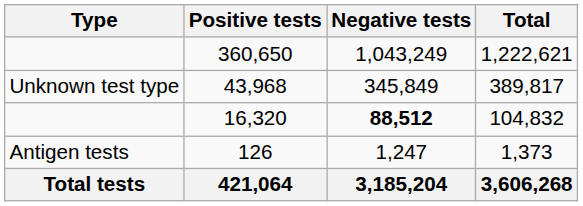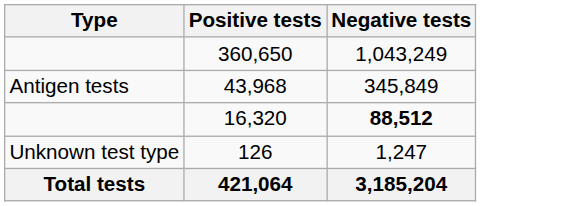- column: (527, 20)
(94, 86) Unknown test type -> (69, 86) Antigen tests
(69, 151) Antigen tests -> (94, 151) Unknown test type
